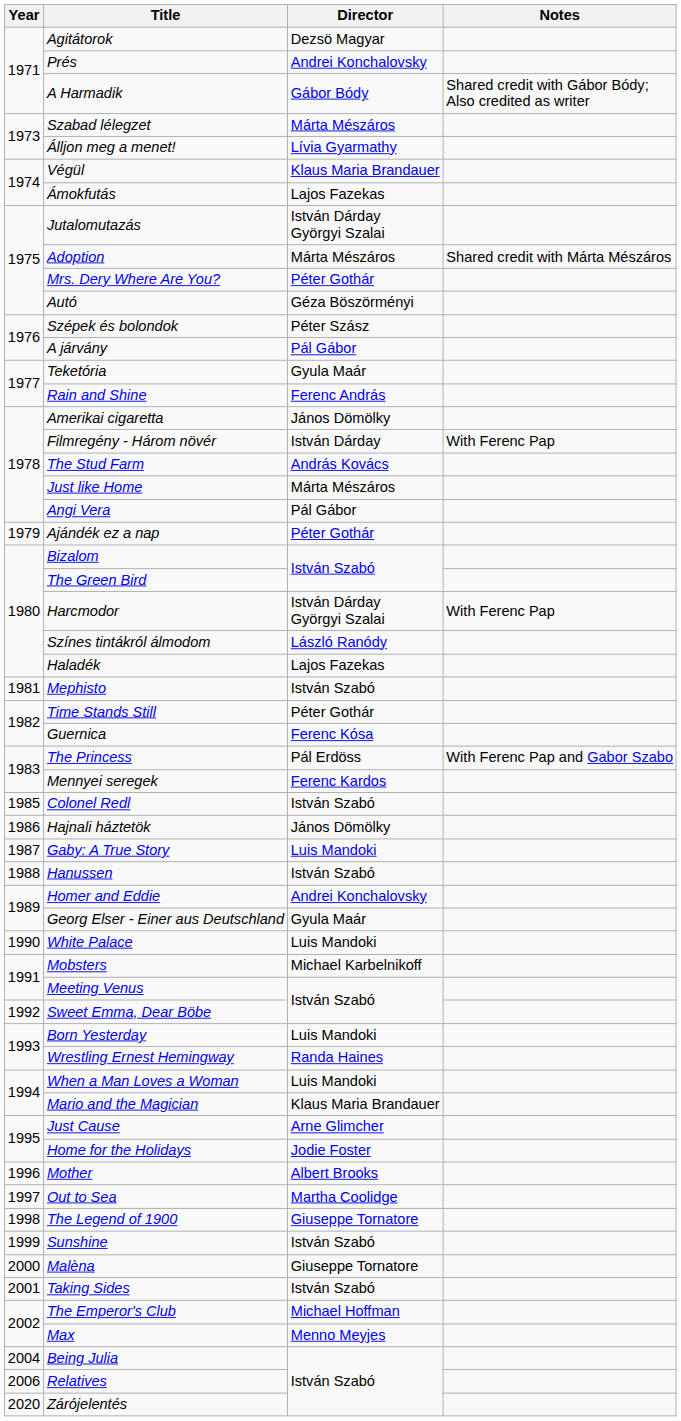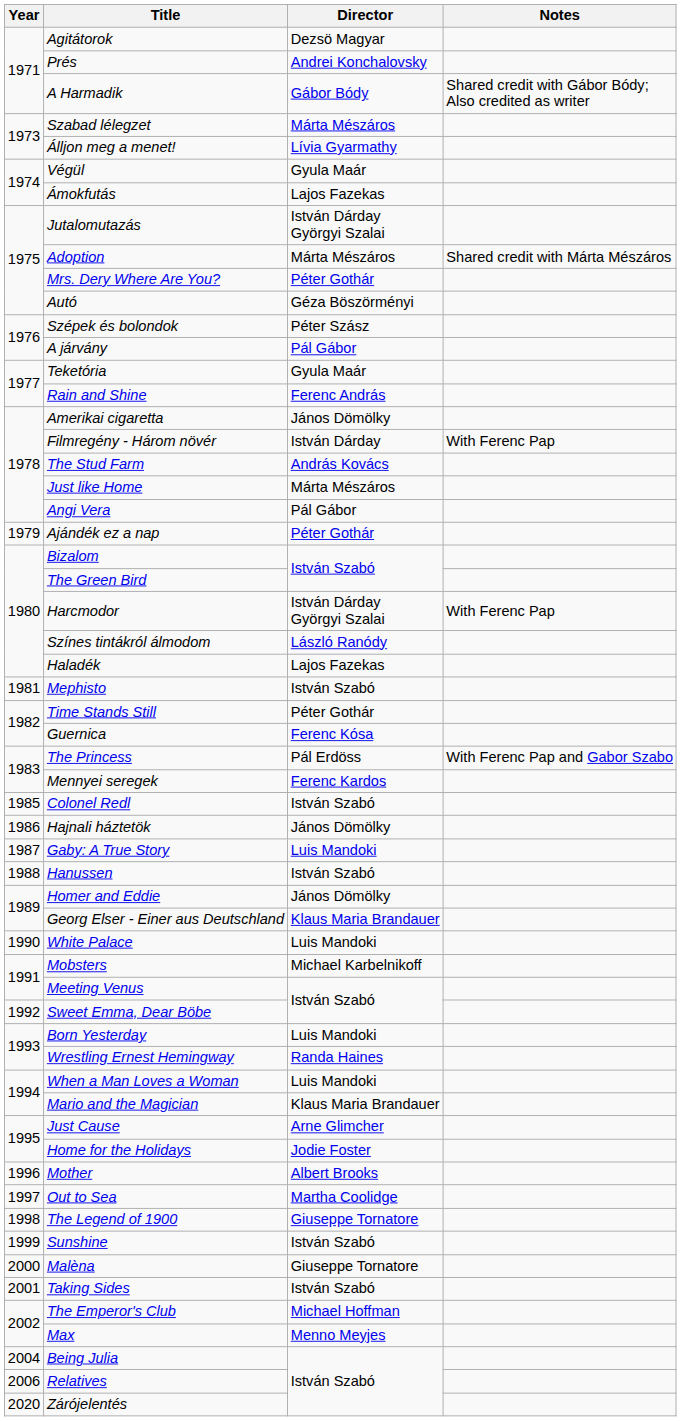(365, 170) Klaus Maria Brandauer -> (328, 170) Gyula Maár
(359, 896) Andrei Konchalovsky -> (341, 896) János Dömölky
(328, 919) Gyula Maár -> (365, 919) Klaus Maria Brandauer
